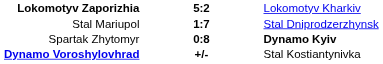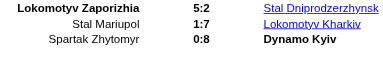(312, 8) Lokomotyv Kharkiv -> (321, 8) Stal Dniprodzerzhynsk
(321, 24) Stal Dniprodzerzhynsk -> (312, 24) Lokomotyv Kharkiv
- row: (72, 54)
